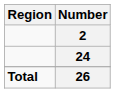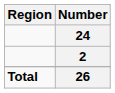rows swapped: (83, 35) <-> (83, 56)
